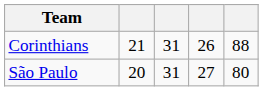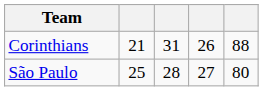(137, 72) 20 -> (137, 72) 25
(171, 72) 31 -> (171, 72) 28
